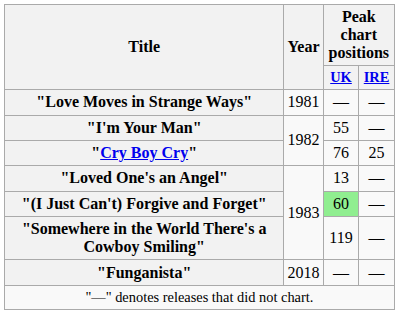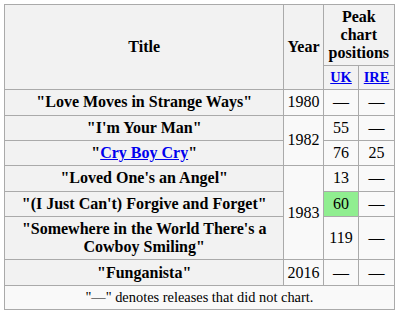(304, 102) 1981 -> (304, 102) 1980
(304, 272) 2018 -> (304, 272) 2016
